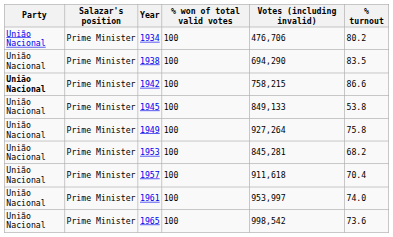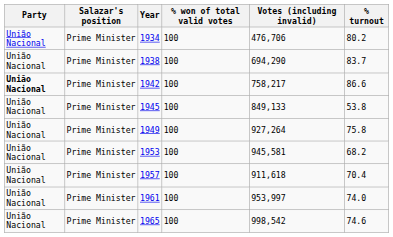(356, 61) 83.5 -> (356, 61) 83.7
(268, 84) 758,215 -> (268, 84) 758,217
(268, 153) 845,281 -> (268, 153) 945,581
(356, 221) 73.6 -> (356, 221) 74.6
